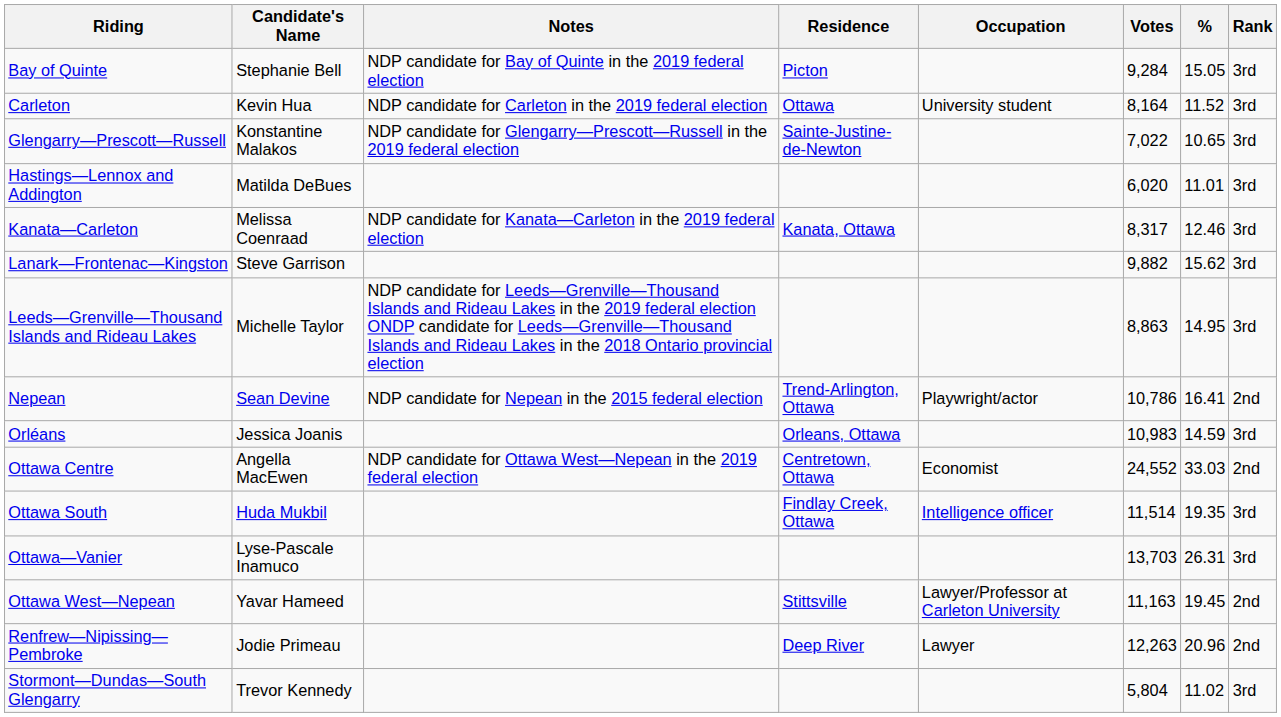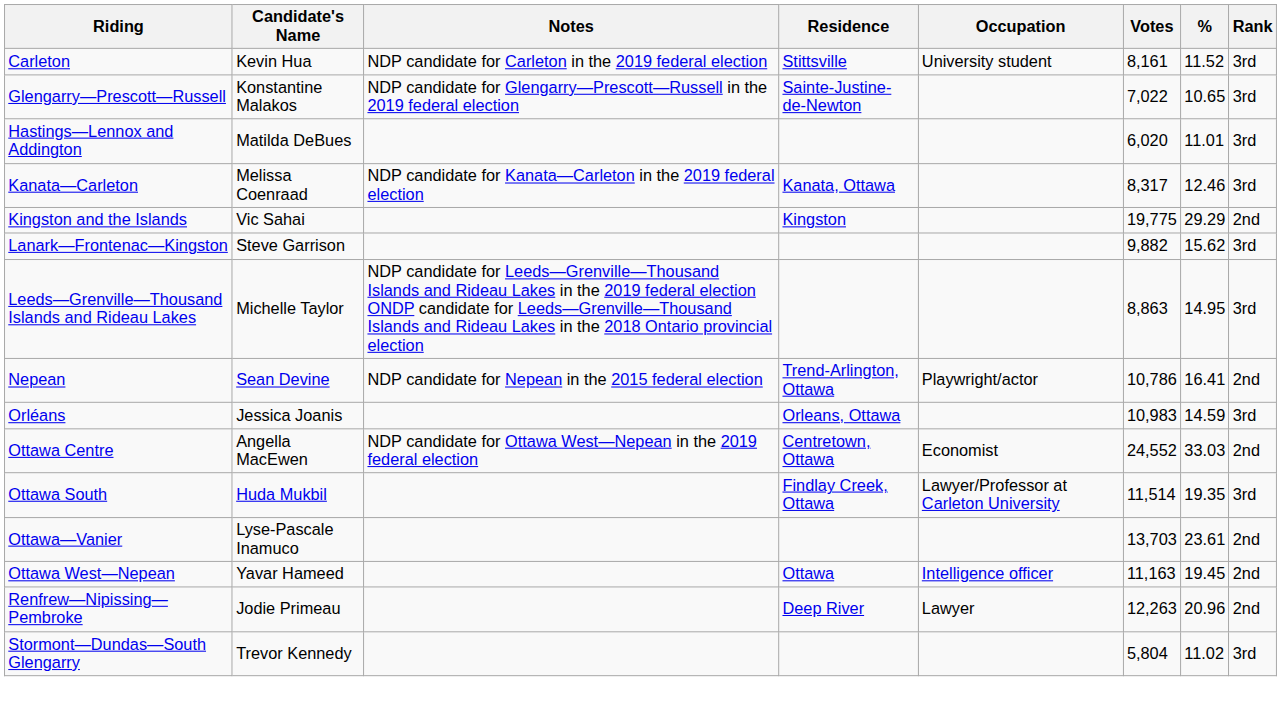- row: (58, 70)
(808, 105) Ottawa -> (815, 61) Stittsville
(1147, 105) 8,164 -> (1147, 61) 8,161
+ row: (98, 220)
(987, 513) Intelligence officer -> (994, 494) Lawyer/Professor at Carleton University
(1205, 557) 26.31 -> (1205, 539) 23.61
(1245, 557) 3rd -> (1246, 539) 2nd
(815, 601) Stittsville -> (808, 574) Ottawa
(994, 601) Lawyer/Professor at Carleton University -> (987, 574) Intelligence officer
